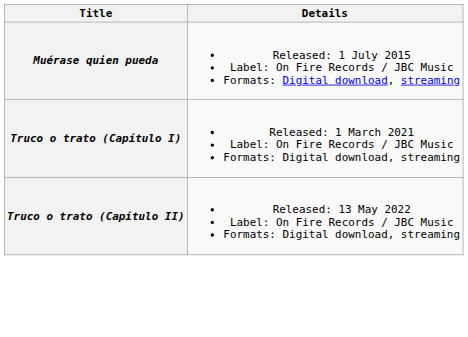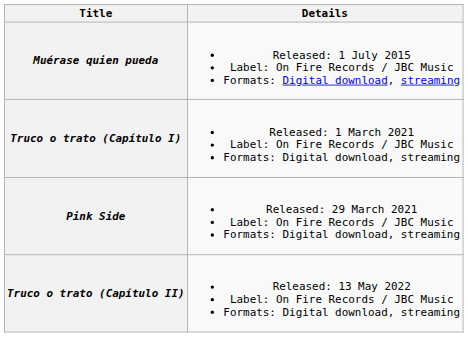+ row: (96, 216)
